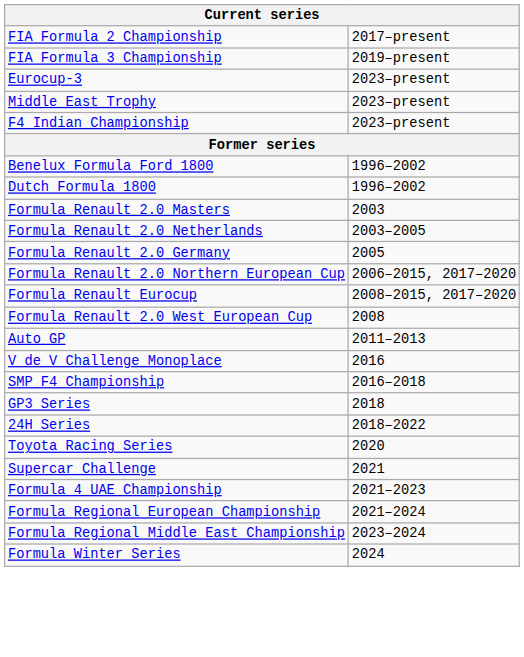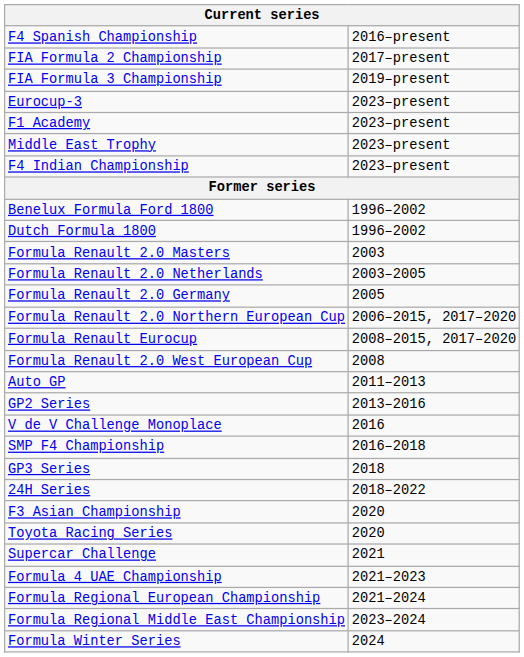+ row: (103, 37)
+ row: (49, 123)
+ row: (49, 404)
+ row: (94, 512)
